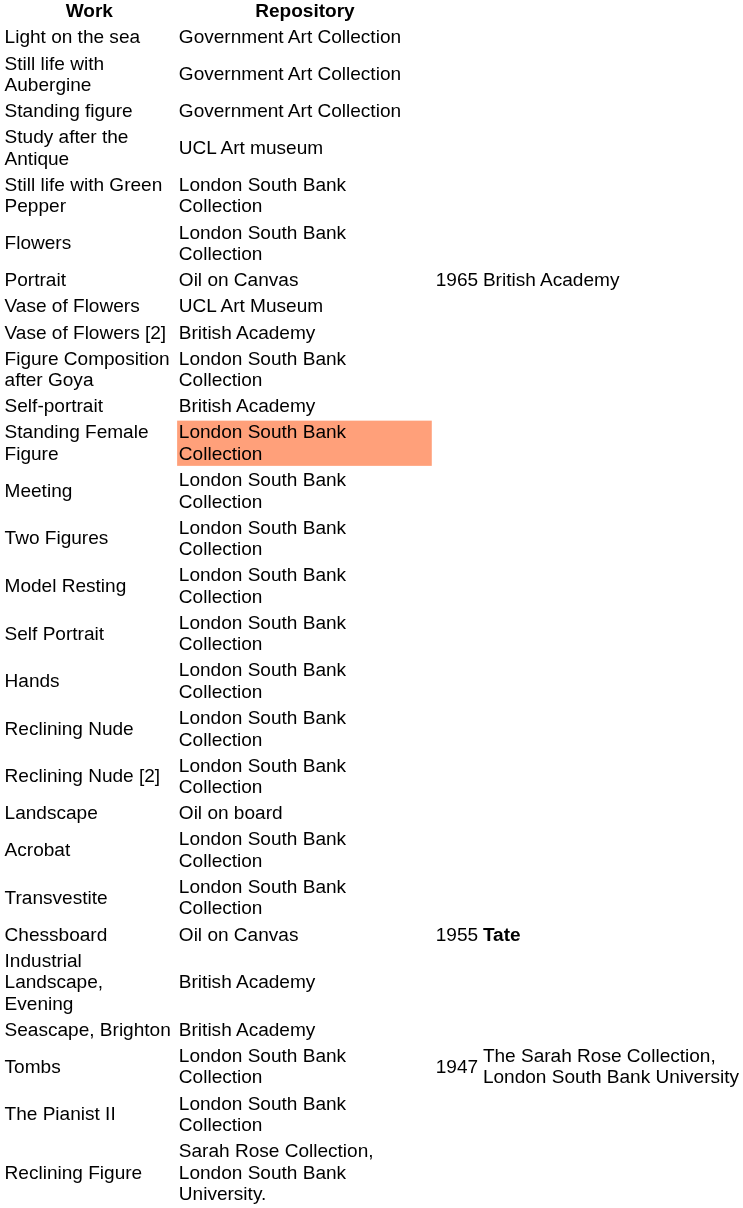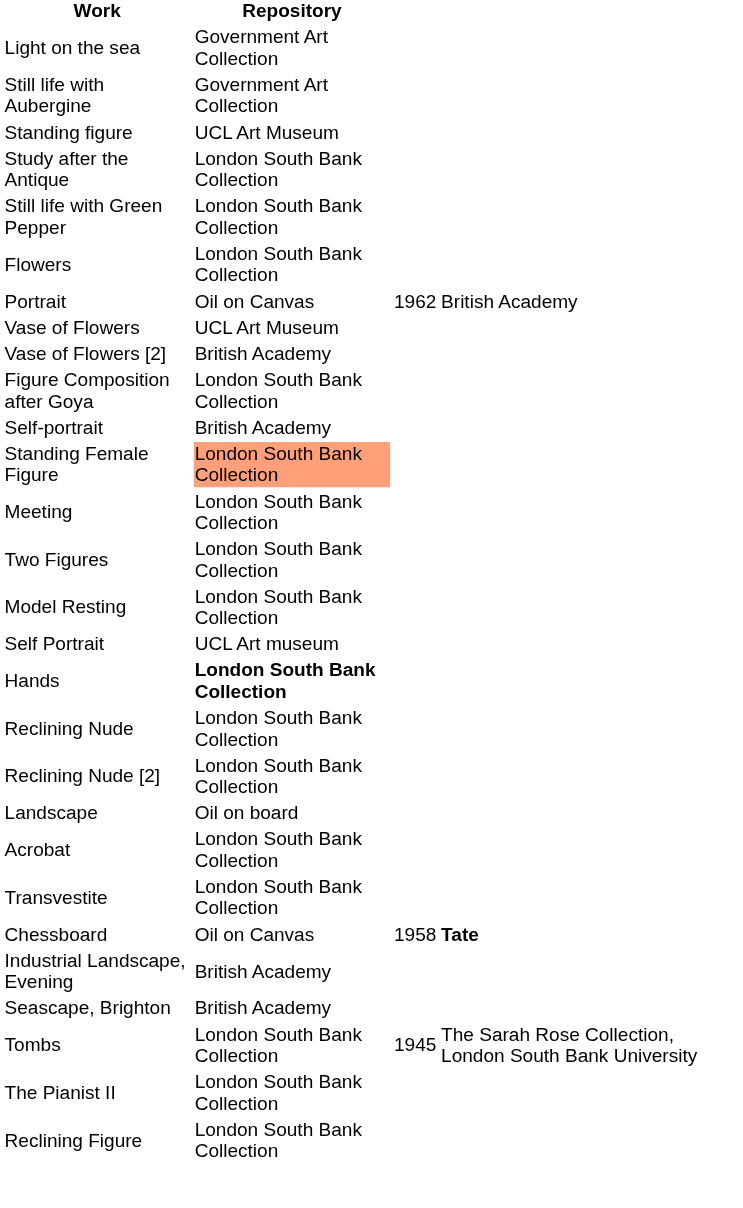(290, 111) Government Art Collection -> (267, 132) UCL Art Museum
(251, 148) UCL Art museum -> (278, 169) London South Bank Collection
(457, 280) 1965 -> (415, 301) 1962
(262, 633) London South Bank Collection -> (267, 644) UCL Art museum
(262, 681) normal -> (285, 681) bold
(457, 934) 1955 -> (415, 934) 1958
(457, 1066) 1947 -> (415, 1045) 1945
(276, 1172) Sarah Rose Collection, London South Bank University. -> (278, 1140) London South Bank Collection
